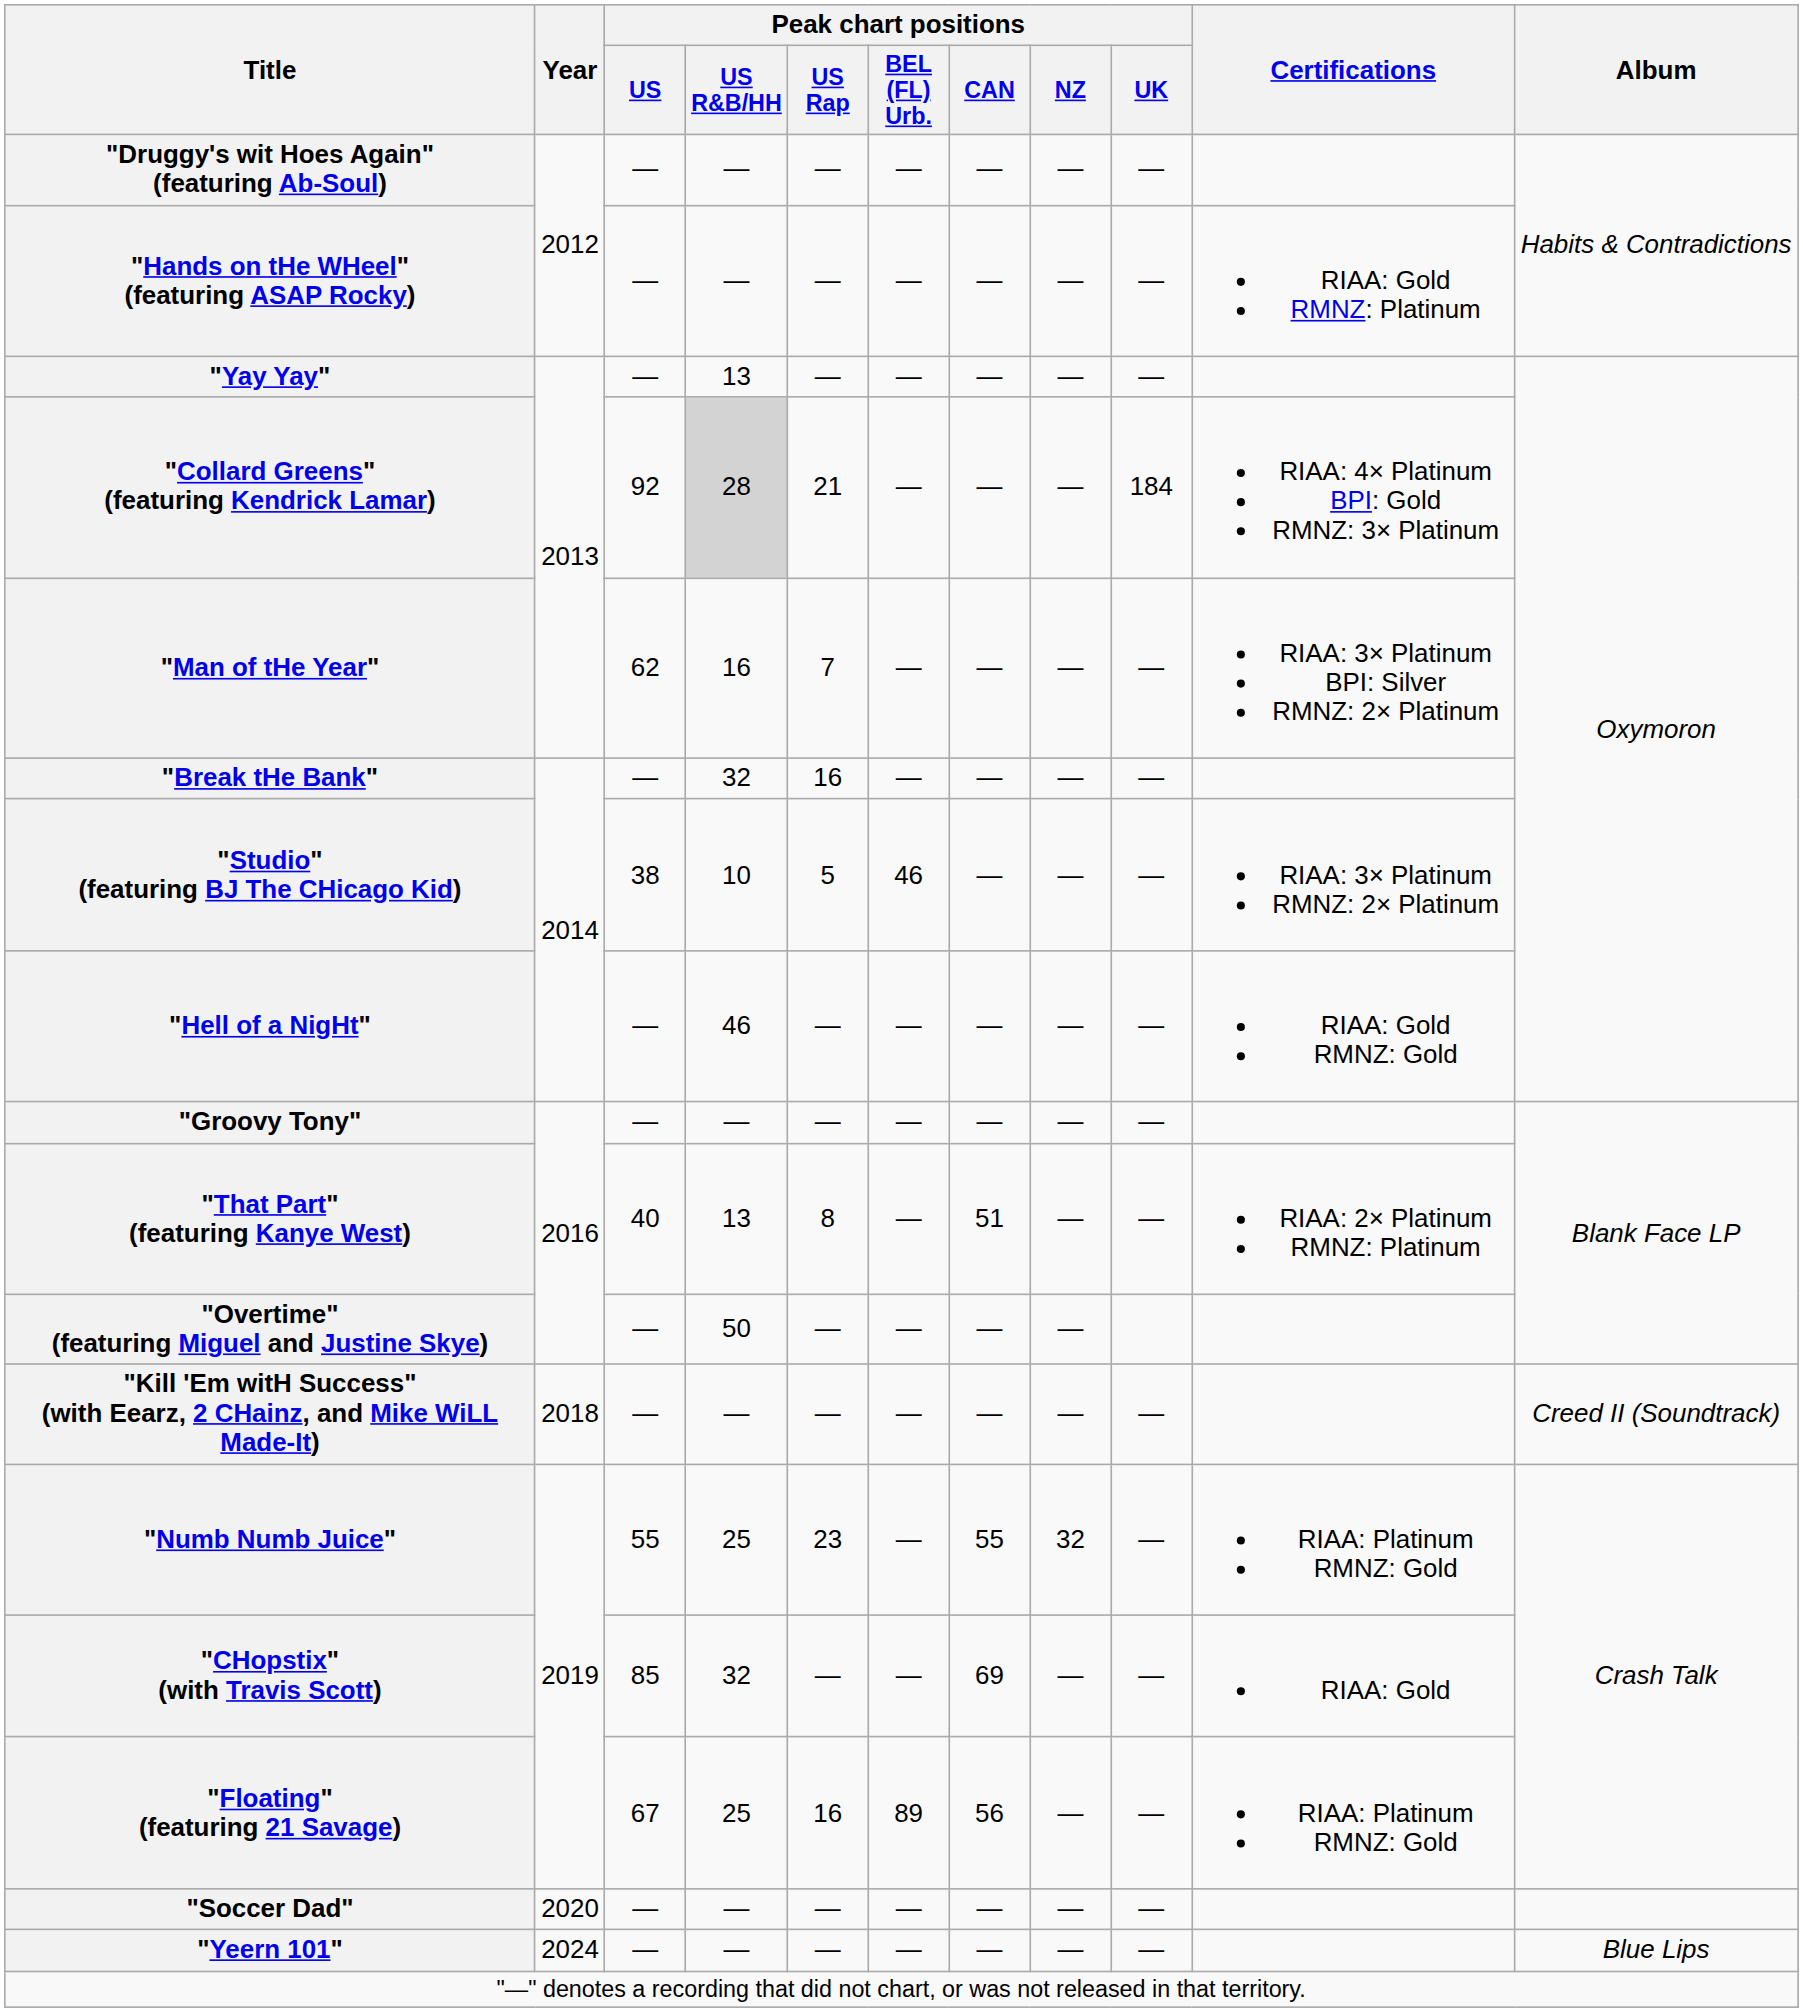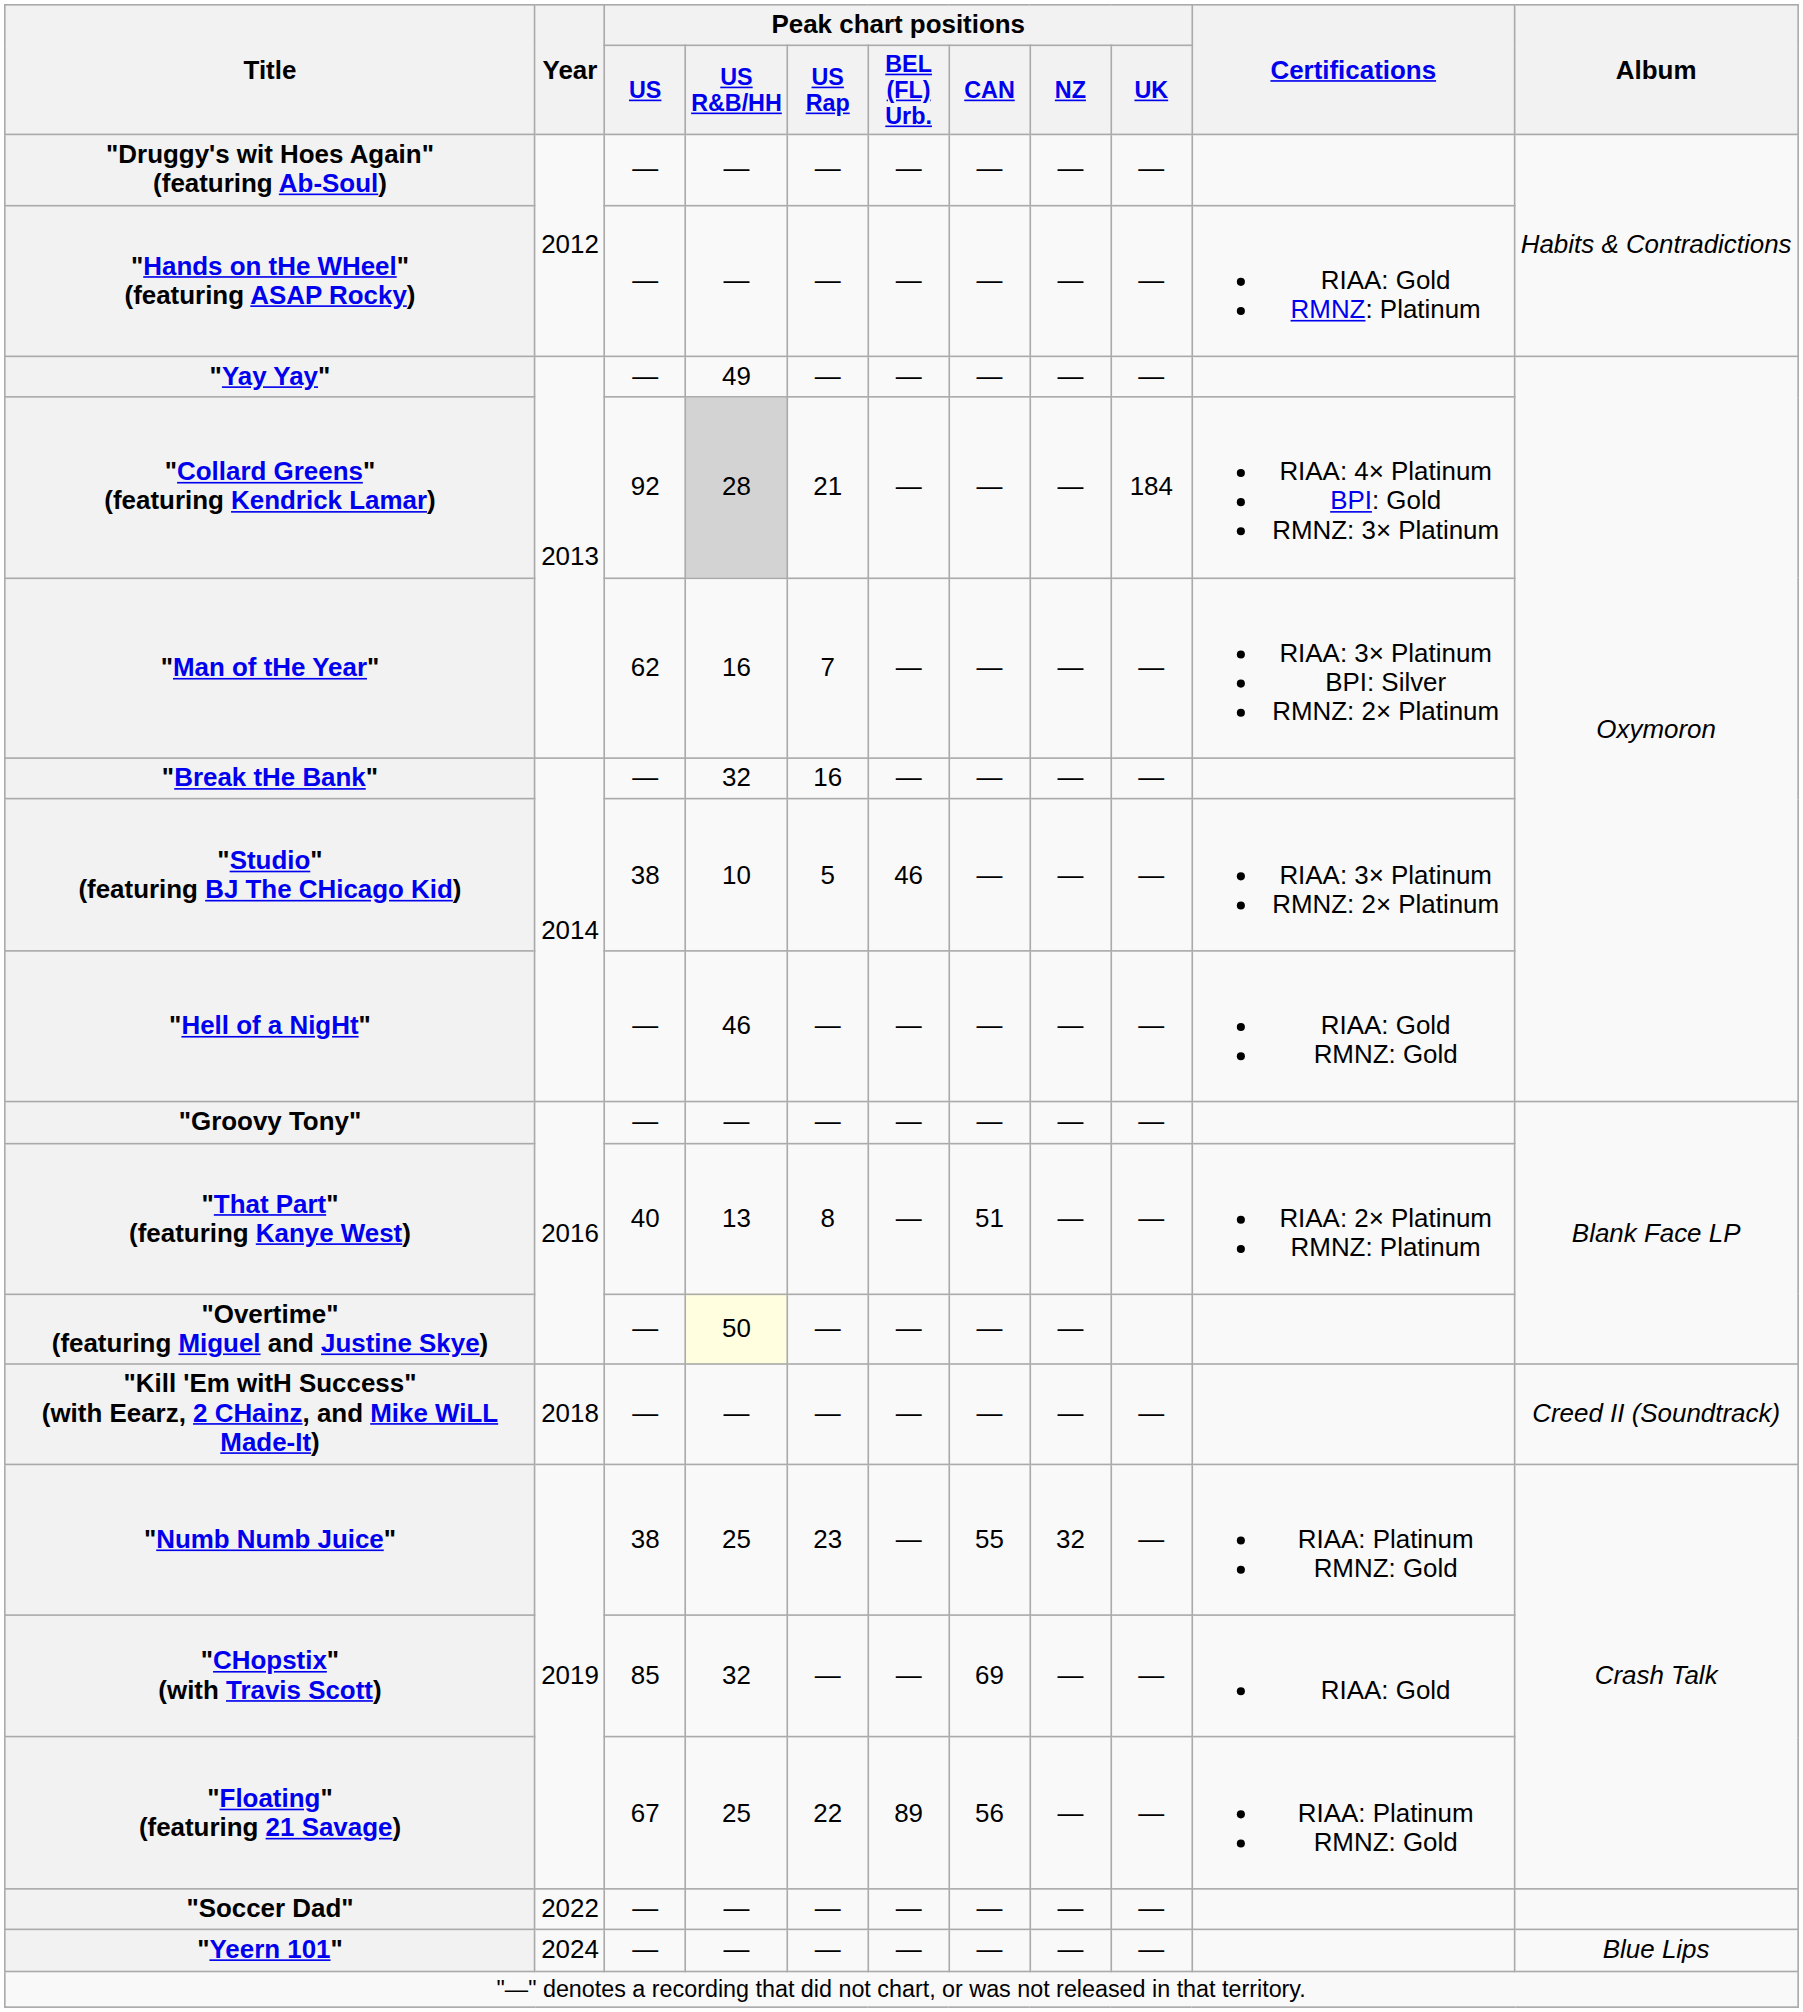(736, 376) 13 -> (736, 376) 49
(736, 1328) no background -> (736, 1328) lightyellow background
(645, 1539) 55 -> (645, 1539) 38
(828, 1812) 16 -> (828, 1812) 22
(570, 1908) 2020 -> (570, 1908) 2022
